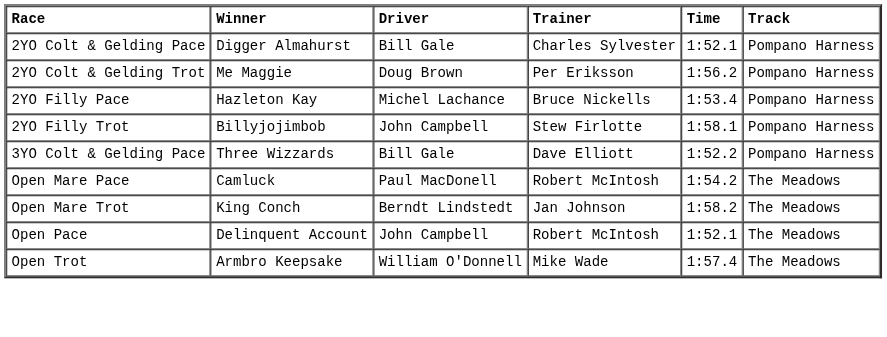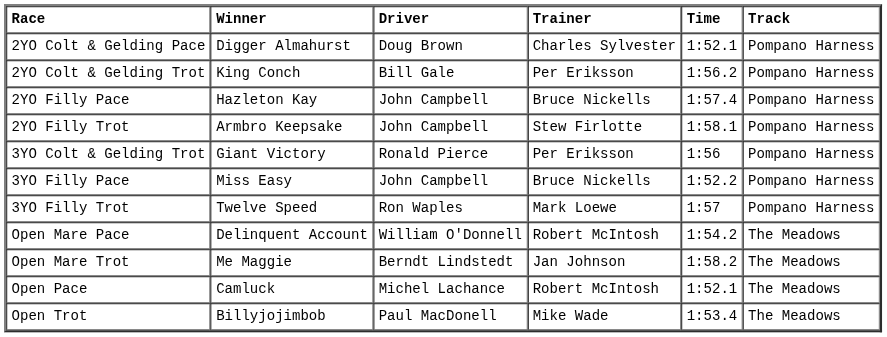(417, 47) Bill Gale -> (421, 47) Doug Brown
(254, 74) Me Maggie -> (258, 74) King Conch
(421, 74) Doug Brown -> (417, 74) Bill Gale
(442, 101) Michel Lachance -> (433, 101) John Campbell
(712, 101) 1:53.4 -> (712, 101) 1:57.4
(271, 128) Billyjojimbob -> (279, 128) Armbro Keepsake
- row: (108, 155)
+ row: (108, 155)
+ row: (71, 182)
+ row: (71, 209)
(246, 182) Camluck -> (292, 236) Delinquent Account
(438, 182) Paul MacDonell -> (450, 236) William O'Donnell
(258, 209) King Conch -> (254, 263) Me Maggie
(292, 236) Delinquent Account -> (246, 290) Camluck
(433, 236) John Campbell -> (442, 290) Michel Lachance
(279, 263) Armbro Keepsake -> (271, 317) Billyjojimbob
(450, 263) William O'Donnell -> (438, 317) Paul MacDonell
(712, 263) 1:57.4 -> (712, 317) 1:53.4
